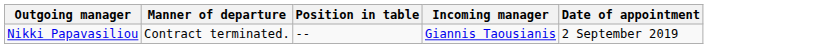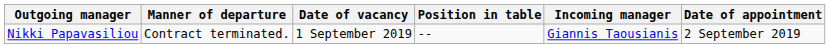+ column: (354, 14)
